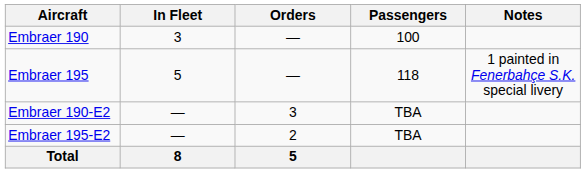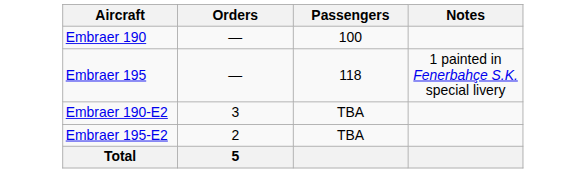- column: (178, 15)
